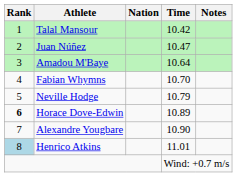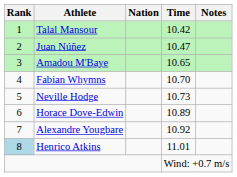(178, 63) 10.64 -> (178, 63) 10.65
(178, 96) 10.79 -> (178, 96) 10.73
(19, 113) bold -> (19, 113) normal
(178, 130) 10.90 -> (178, 130) 10.92
